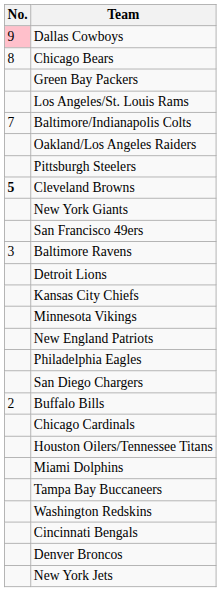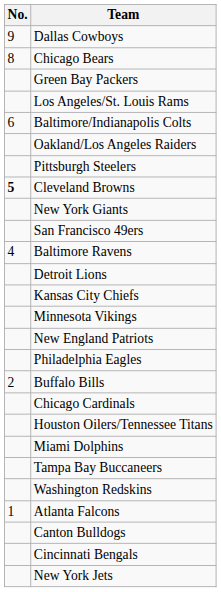(11, 36) pink background -> (11, 36) no background
(11, 123) 7 -> (11, 123) 6
(11, 252) 3 -> (11, 252) 4
- row: (89, 381)
+ row: (77, 511)
+ row: (80, 532)
- row: (78, 554)
